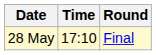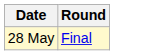- column: (79, 15)
